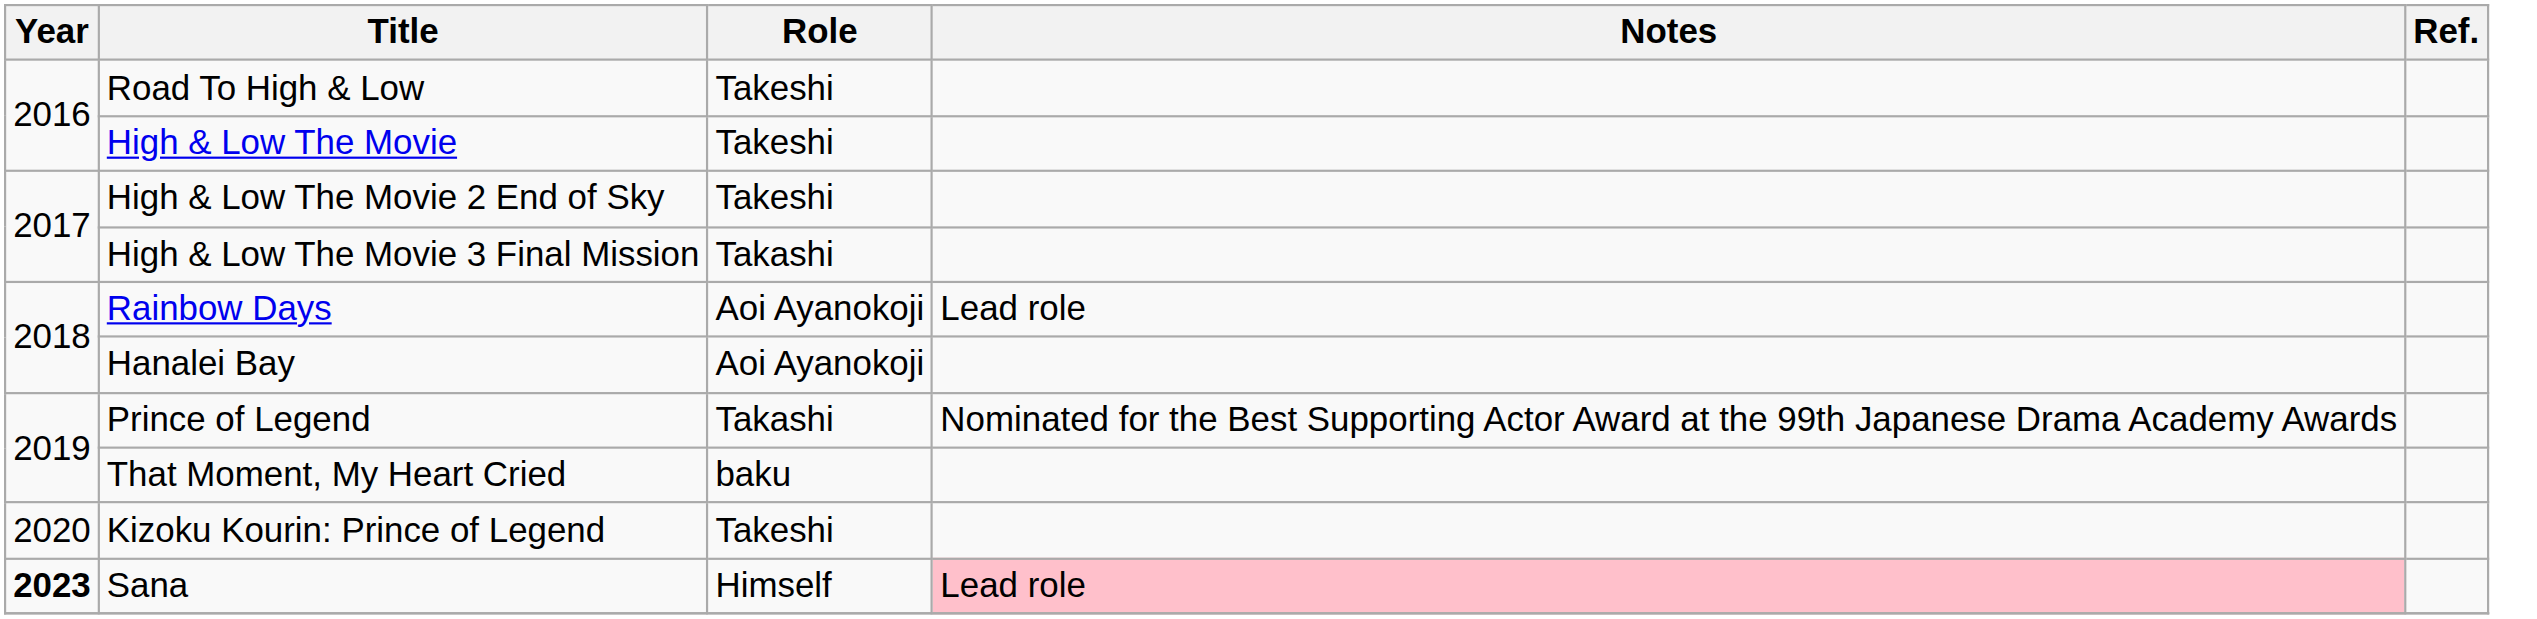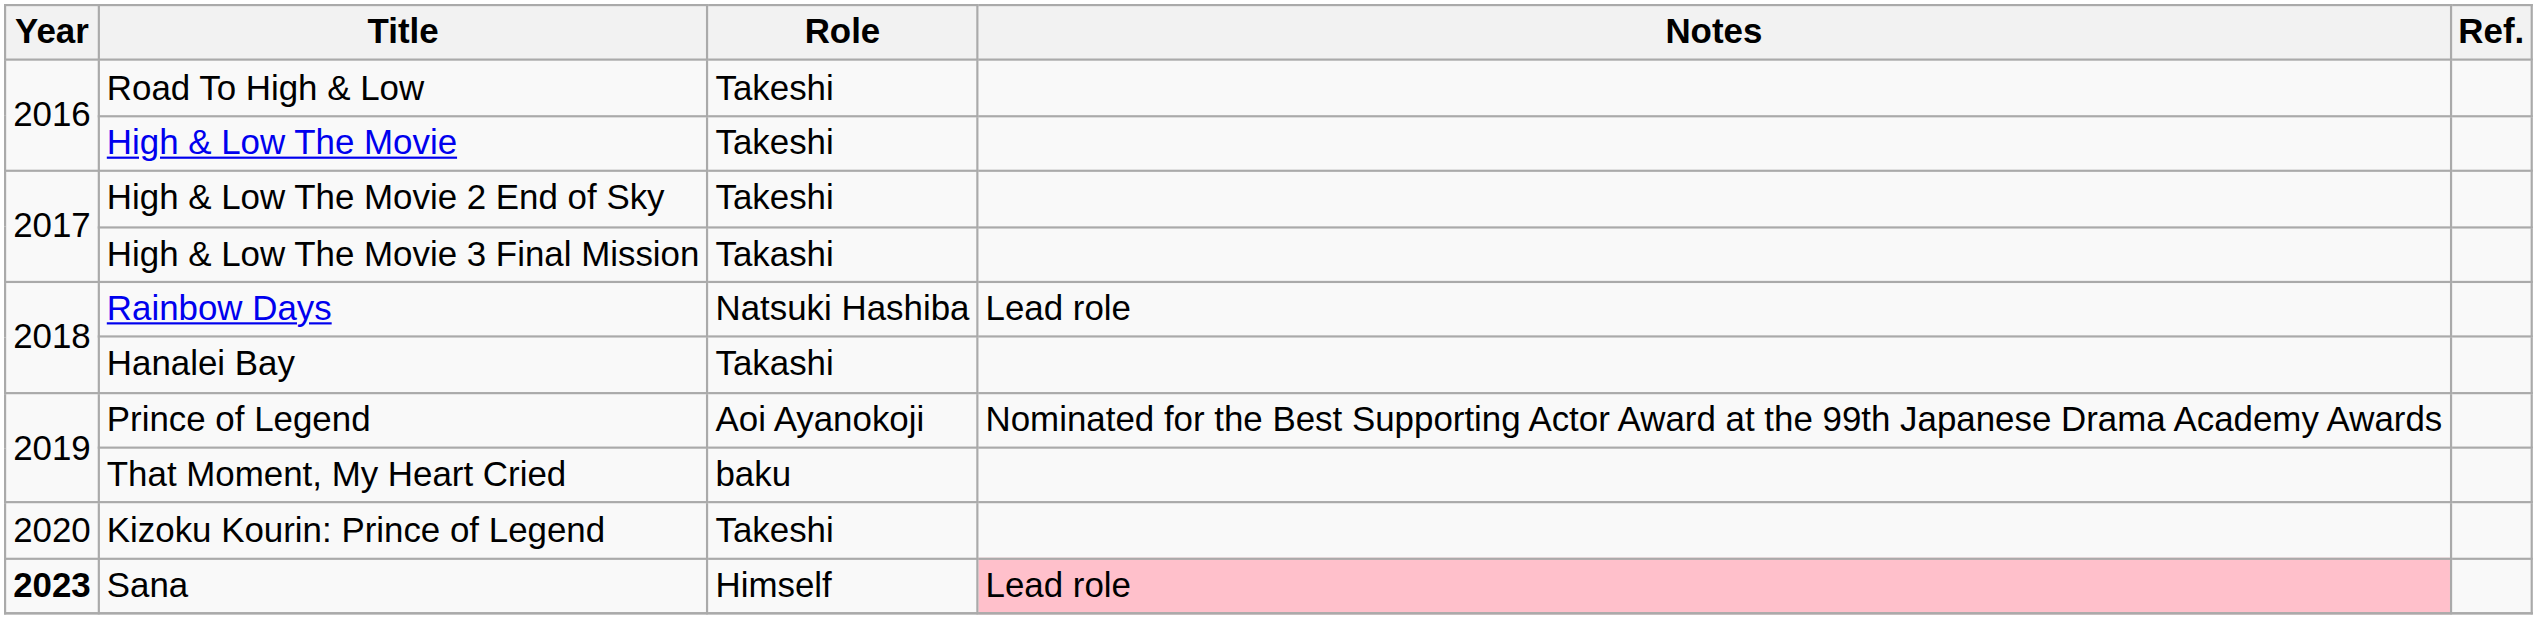(820, 308) Aoi Ayanokoji -> (842, 308) Natsuki Hashiba
(820, 364) Aoi Ayanokoji -> (775, 364) Takashi
(775, 419) Takashi -> (820, 419) Aoi Ayanokoji
